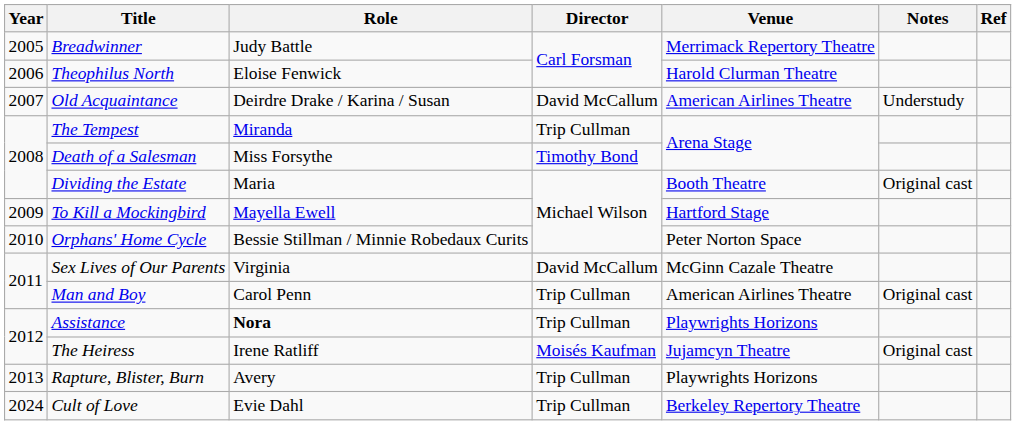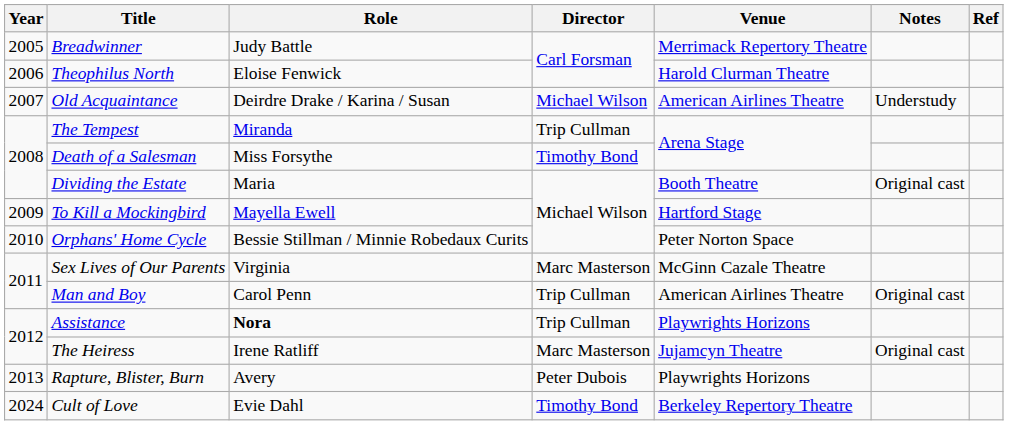(597, 101) David McCallum -> (592, 101) Michael Wilson
(597, 267) David McCallum -> (593, 267) Marc Masterson
(596, 350) Moisés Kaufman -> (593, 350) Marc Masterson
(583, 377) Trip Cullman -> (582, 377) Peter Dubois
(583, 405) Trip Cullman -> (587, 405) Timothy Bond
